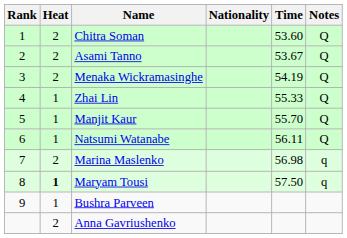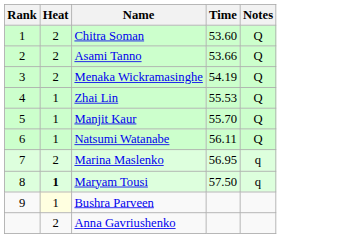- column: (239, 15)
(289, 56) 53.67 -> (223, 56) 53.66
(289, 98) 55.33 -> (223, 98) 55.53
(289, 160) 56.98 -> (223, 160) 56.95
(56, 202) no background -> (56, 202) lightyellow background
